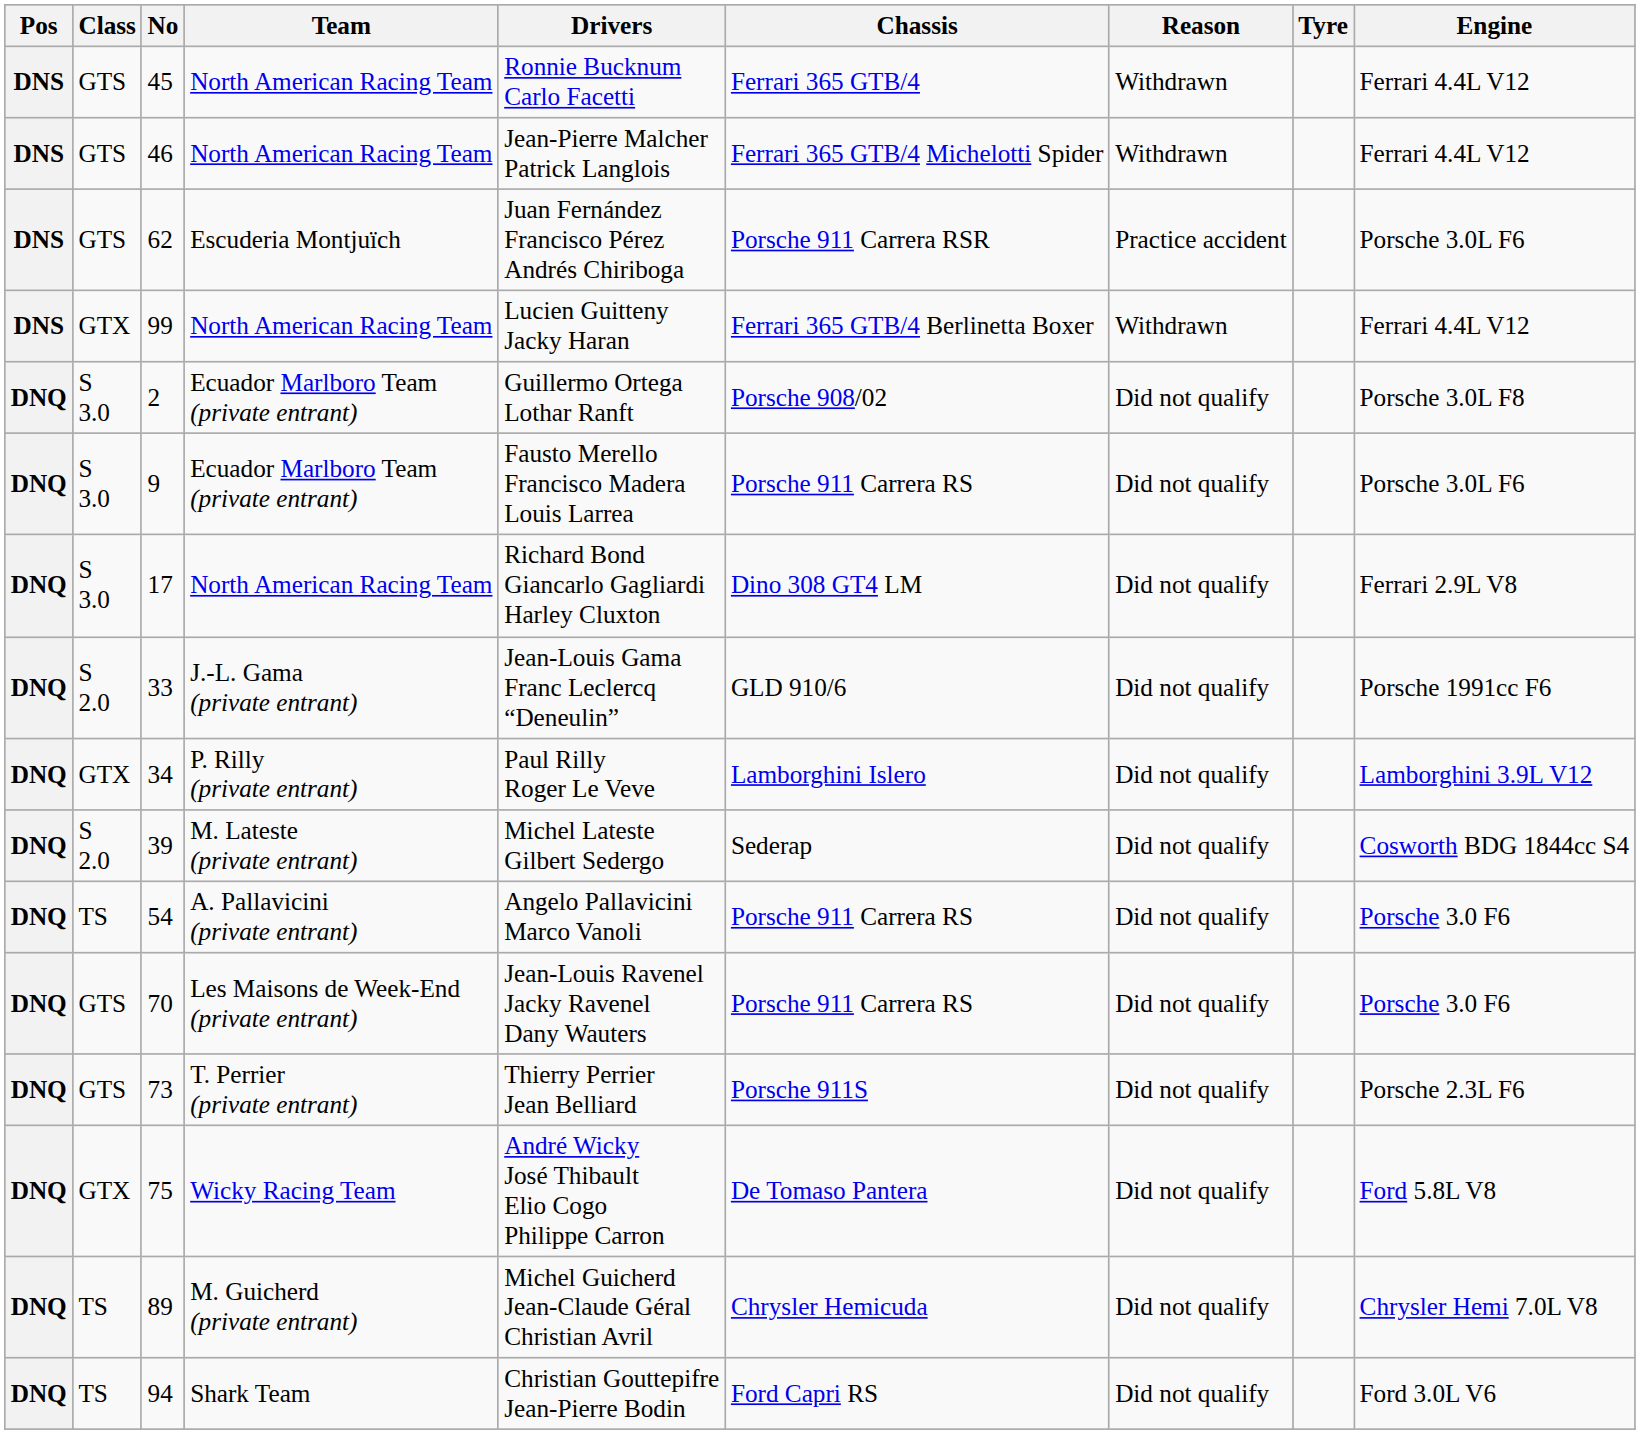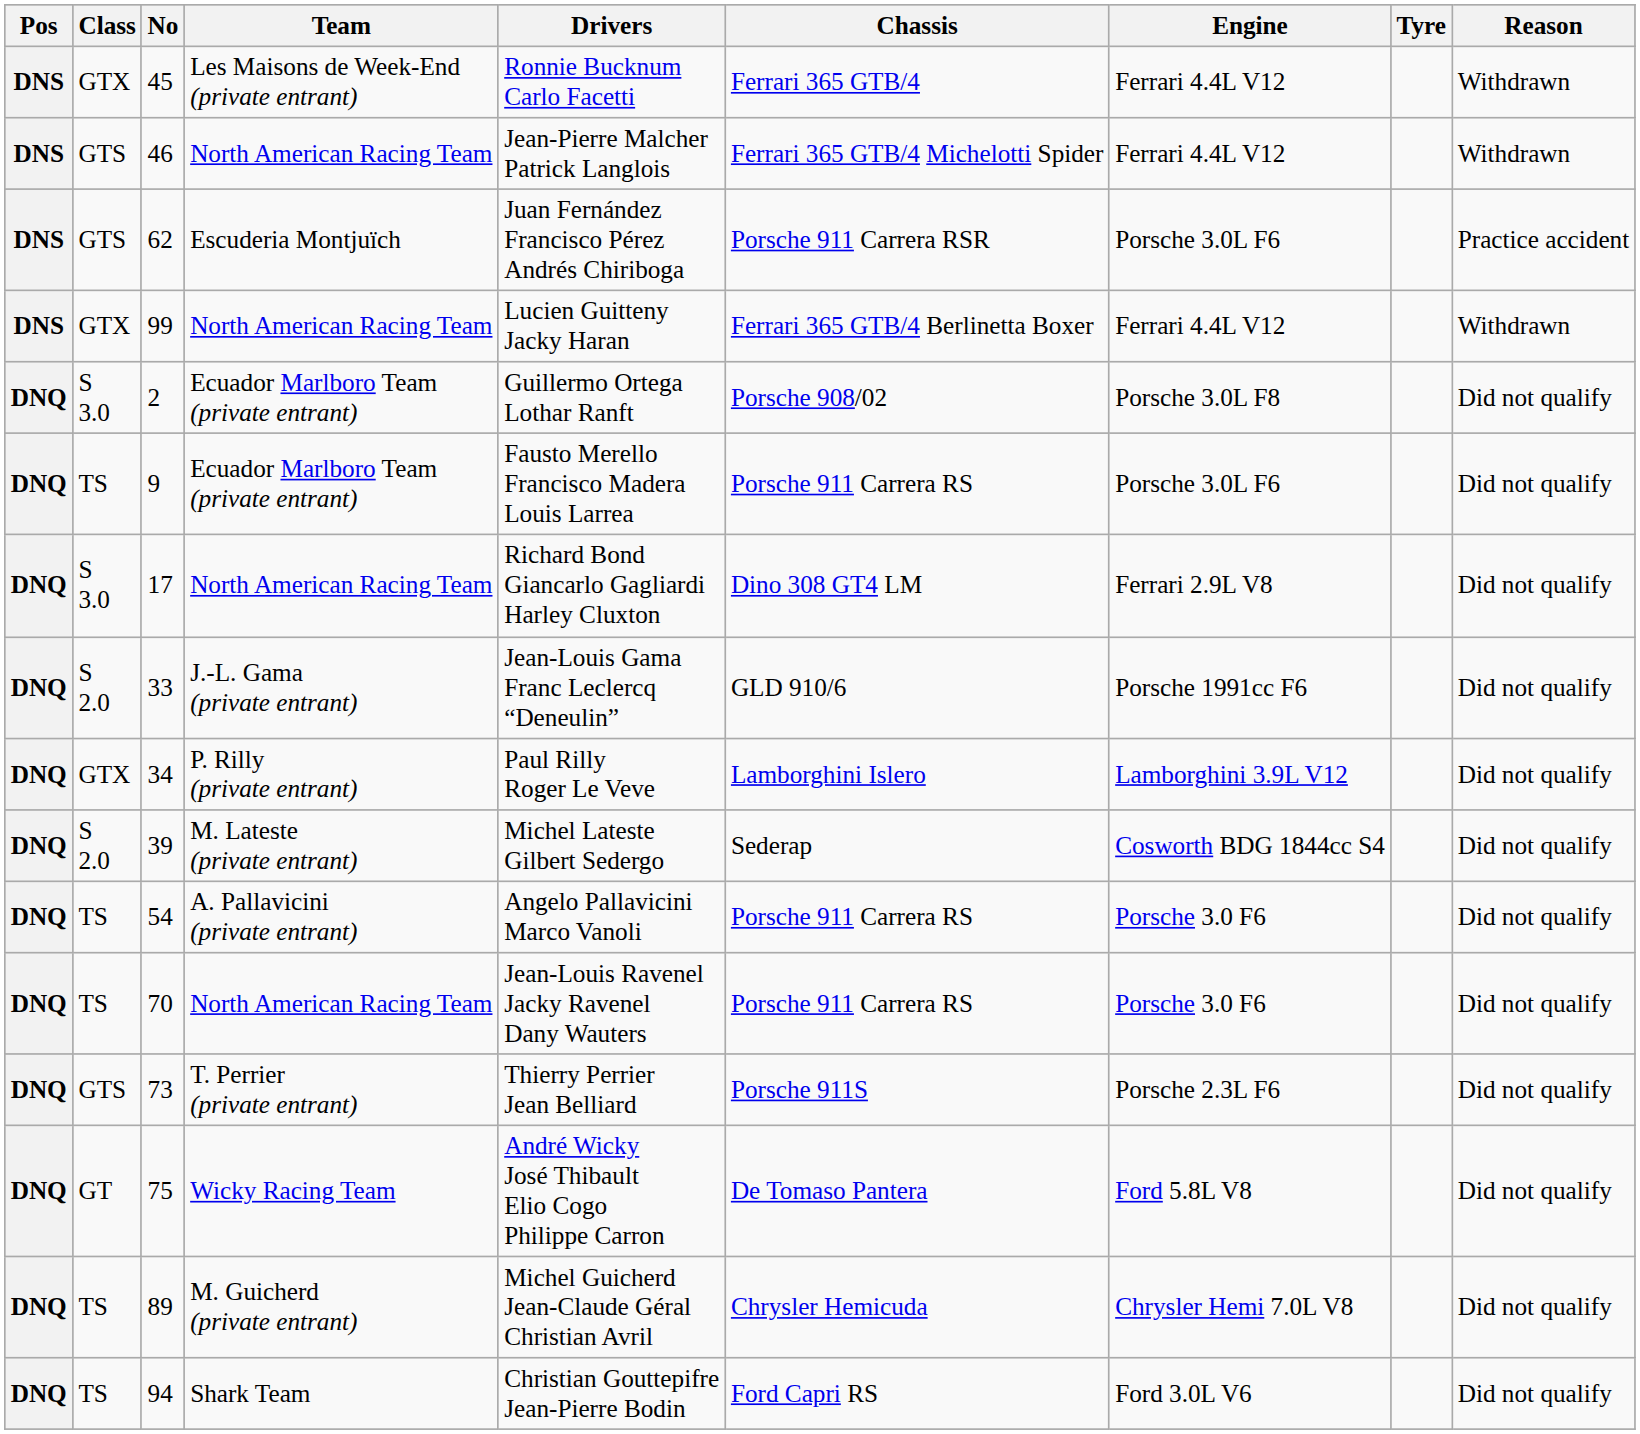columns swapped: (1494, 25) <-> (1201, 25)
(102, 82) GTS -> (104, 82) GTX
(341, 82) North American Racing Team -> (325, 82) Les Maisons de Week-End (private entrant)
(94, 484) S 3.0 -> (93, 484) TS
(102, 1002) GTS -> (93, 1002) TS
(325, 1002) Les Maisons de Week-End (private entrant) -> (341, 1002) North American Racing Team
(104, 1190) GTX -> (95, 1190) GT
